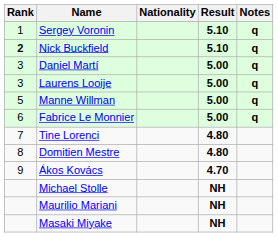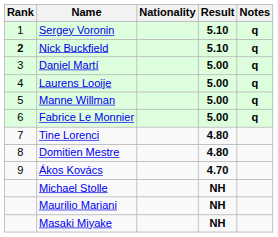(20, 83) 3 -> (20, 83) 4
